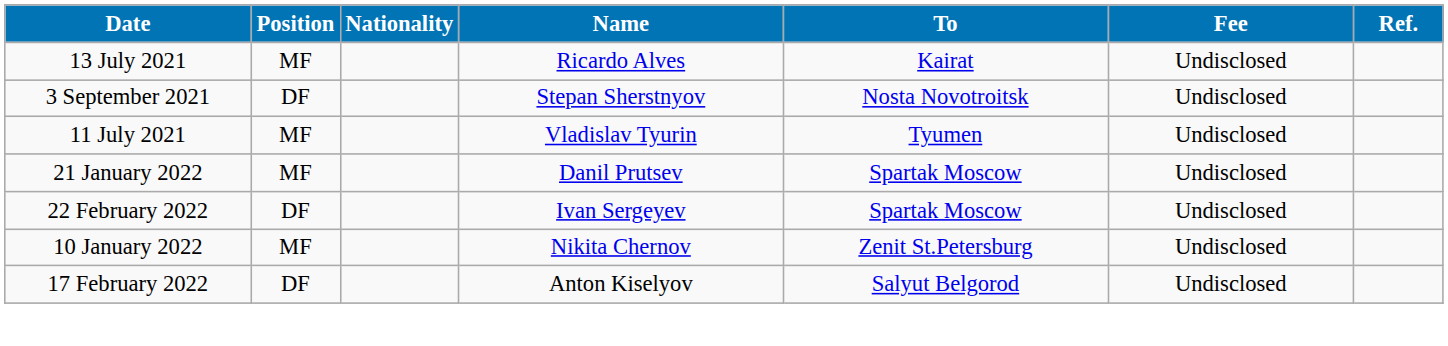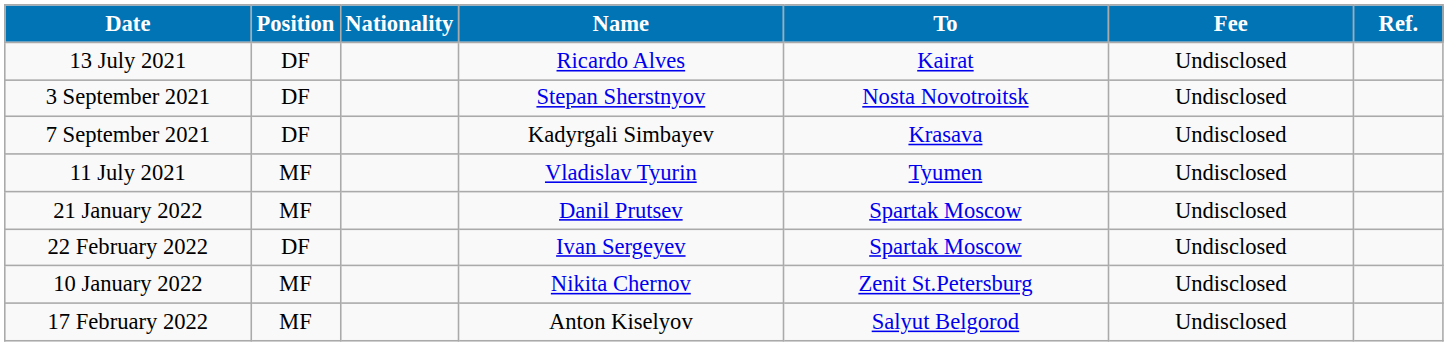(295, 60) MF -> (295, 60) DF
+ row: (128, 135)
(295, 284) DF -> (295, 321) MF
